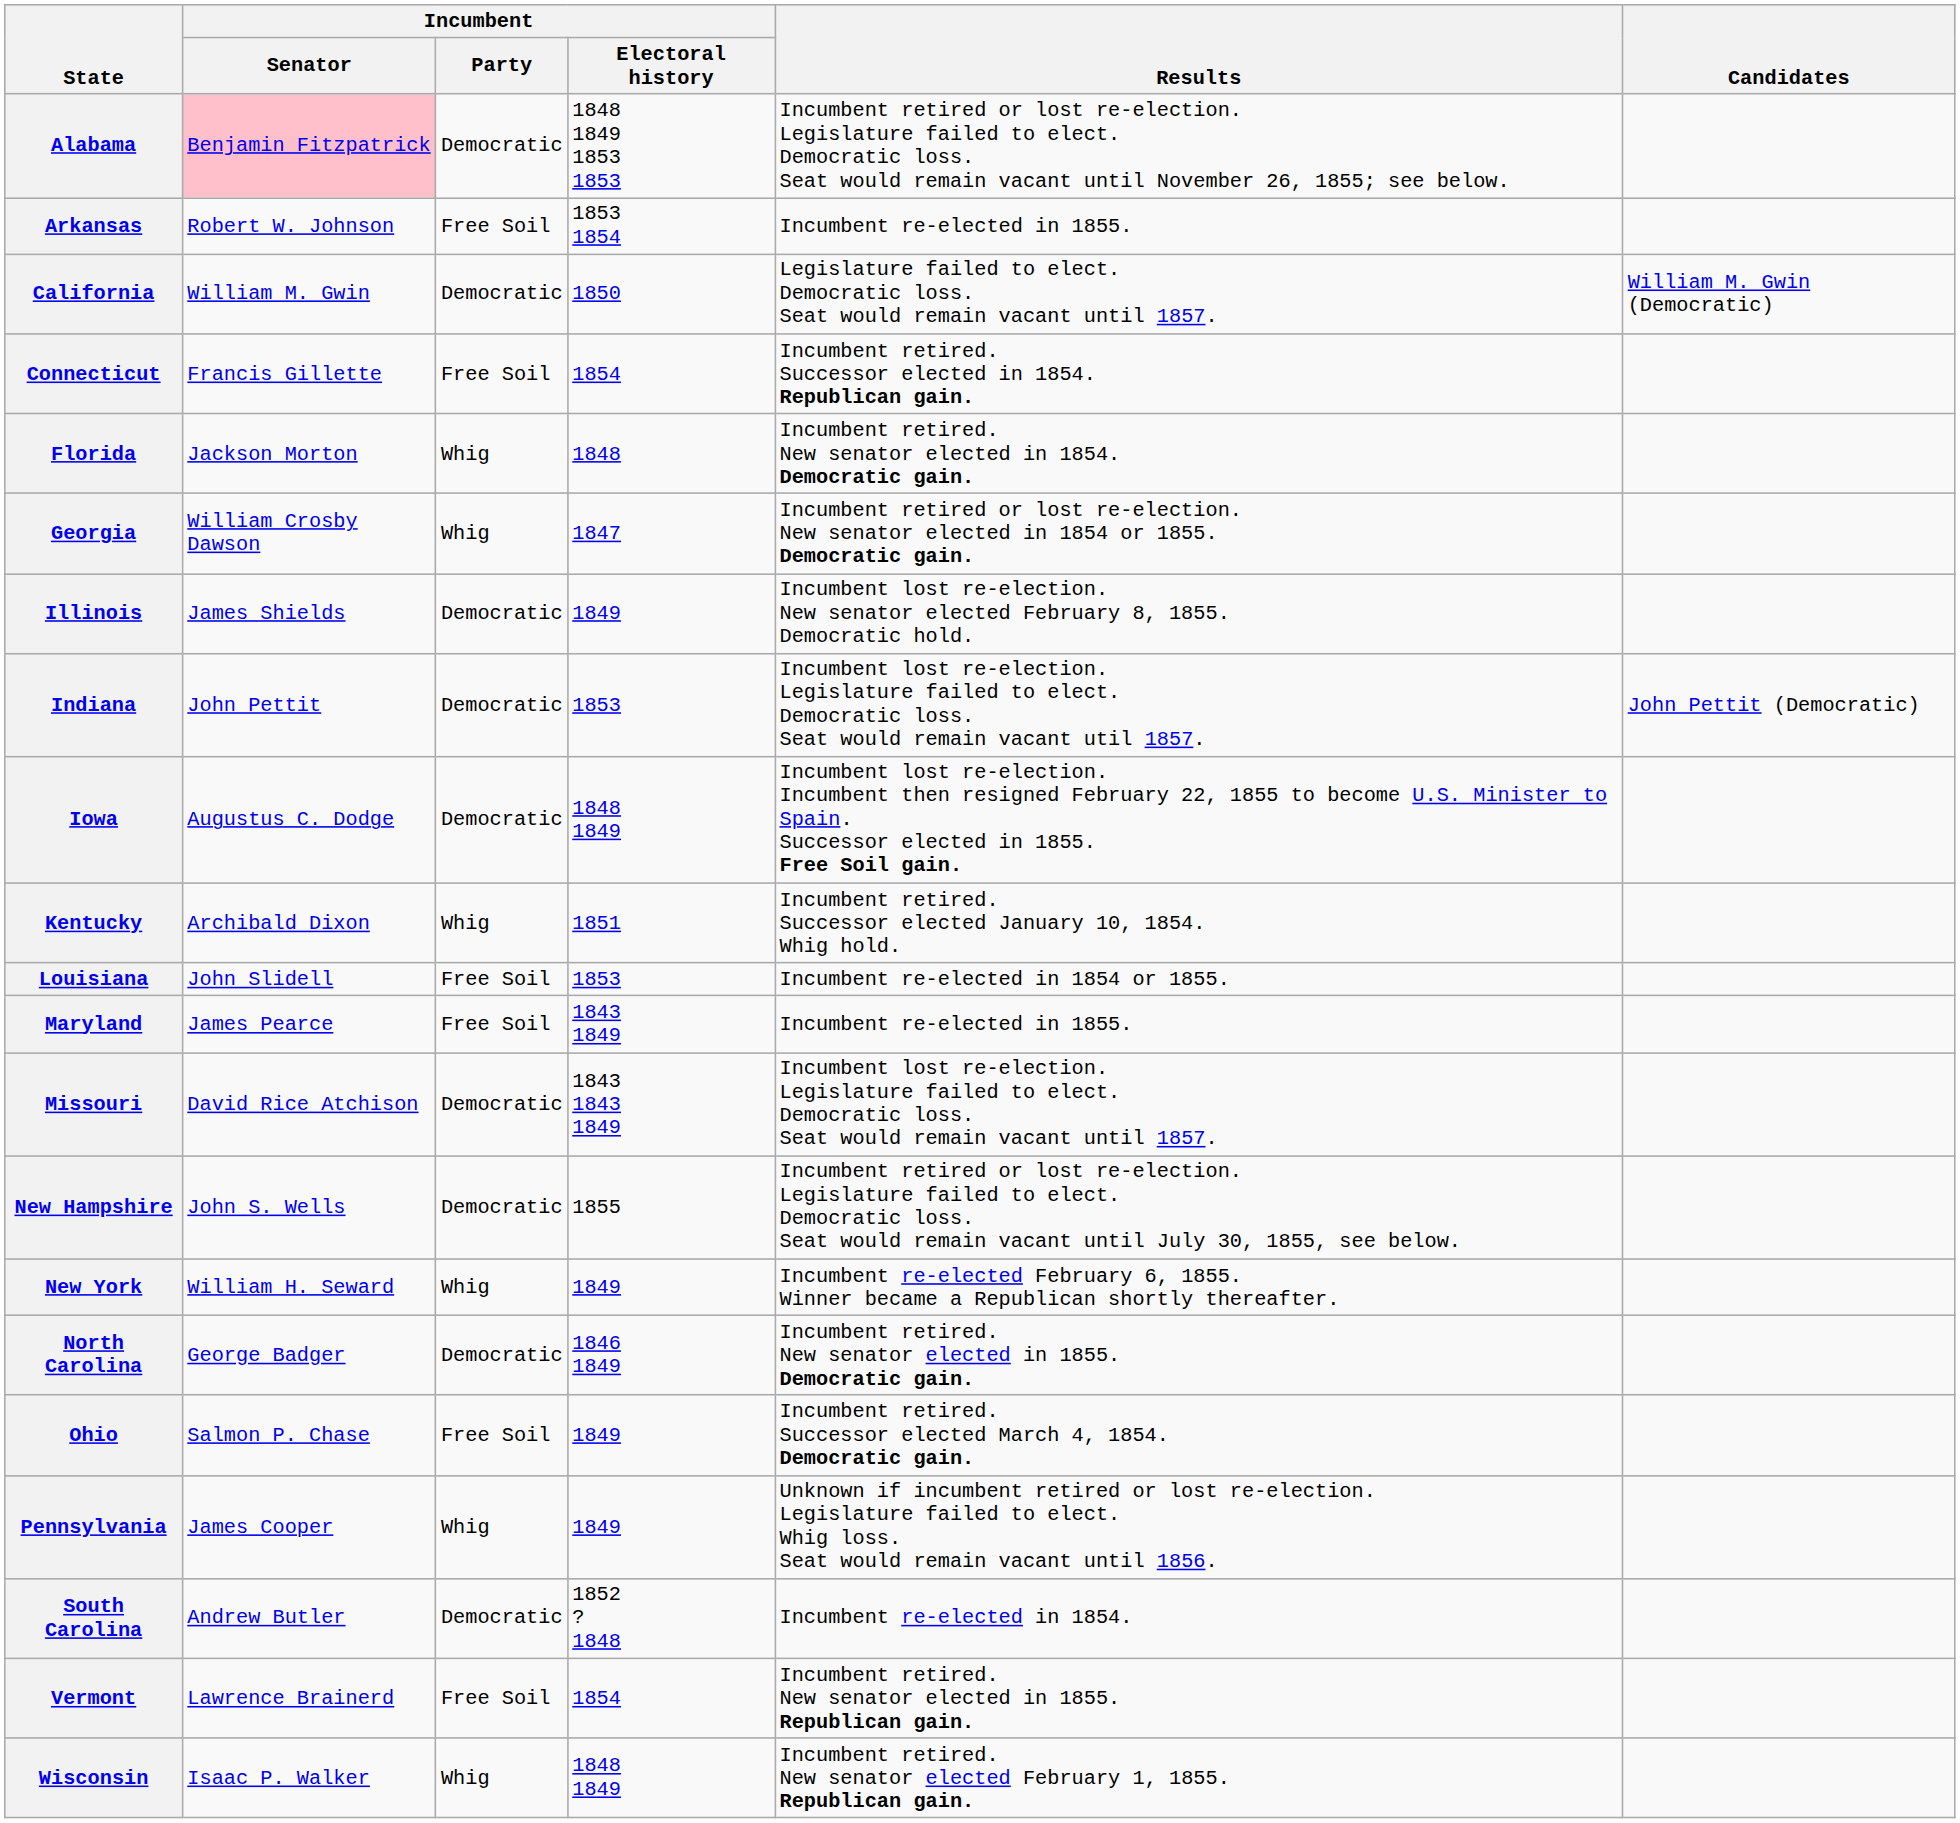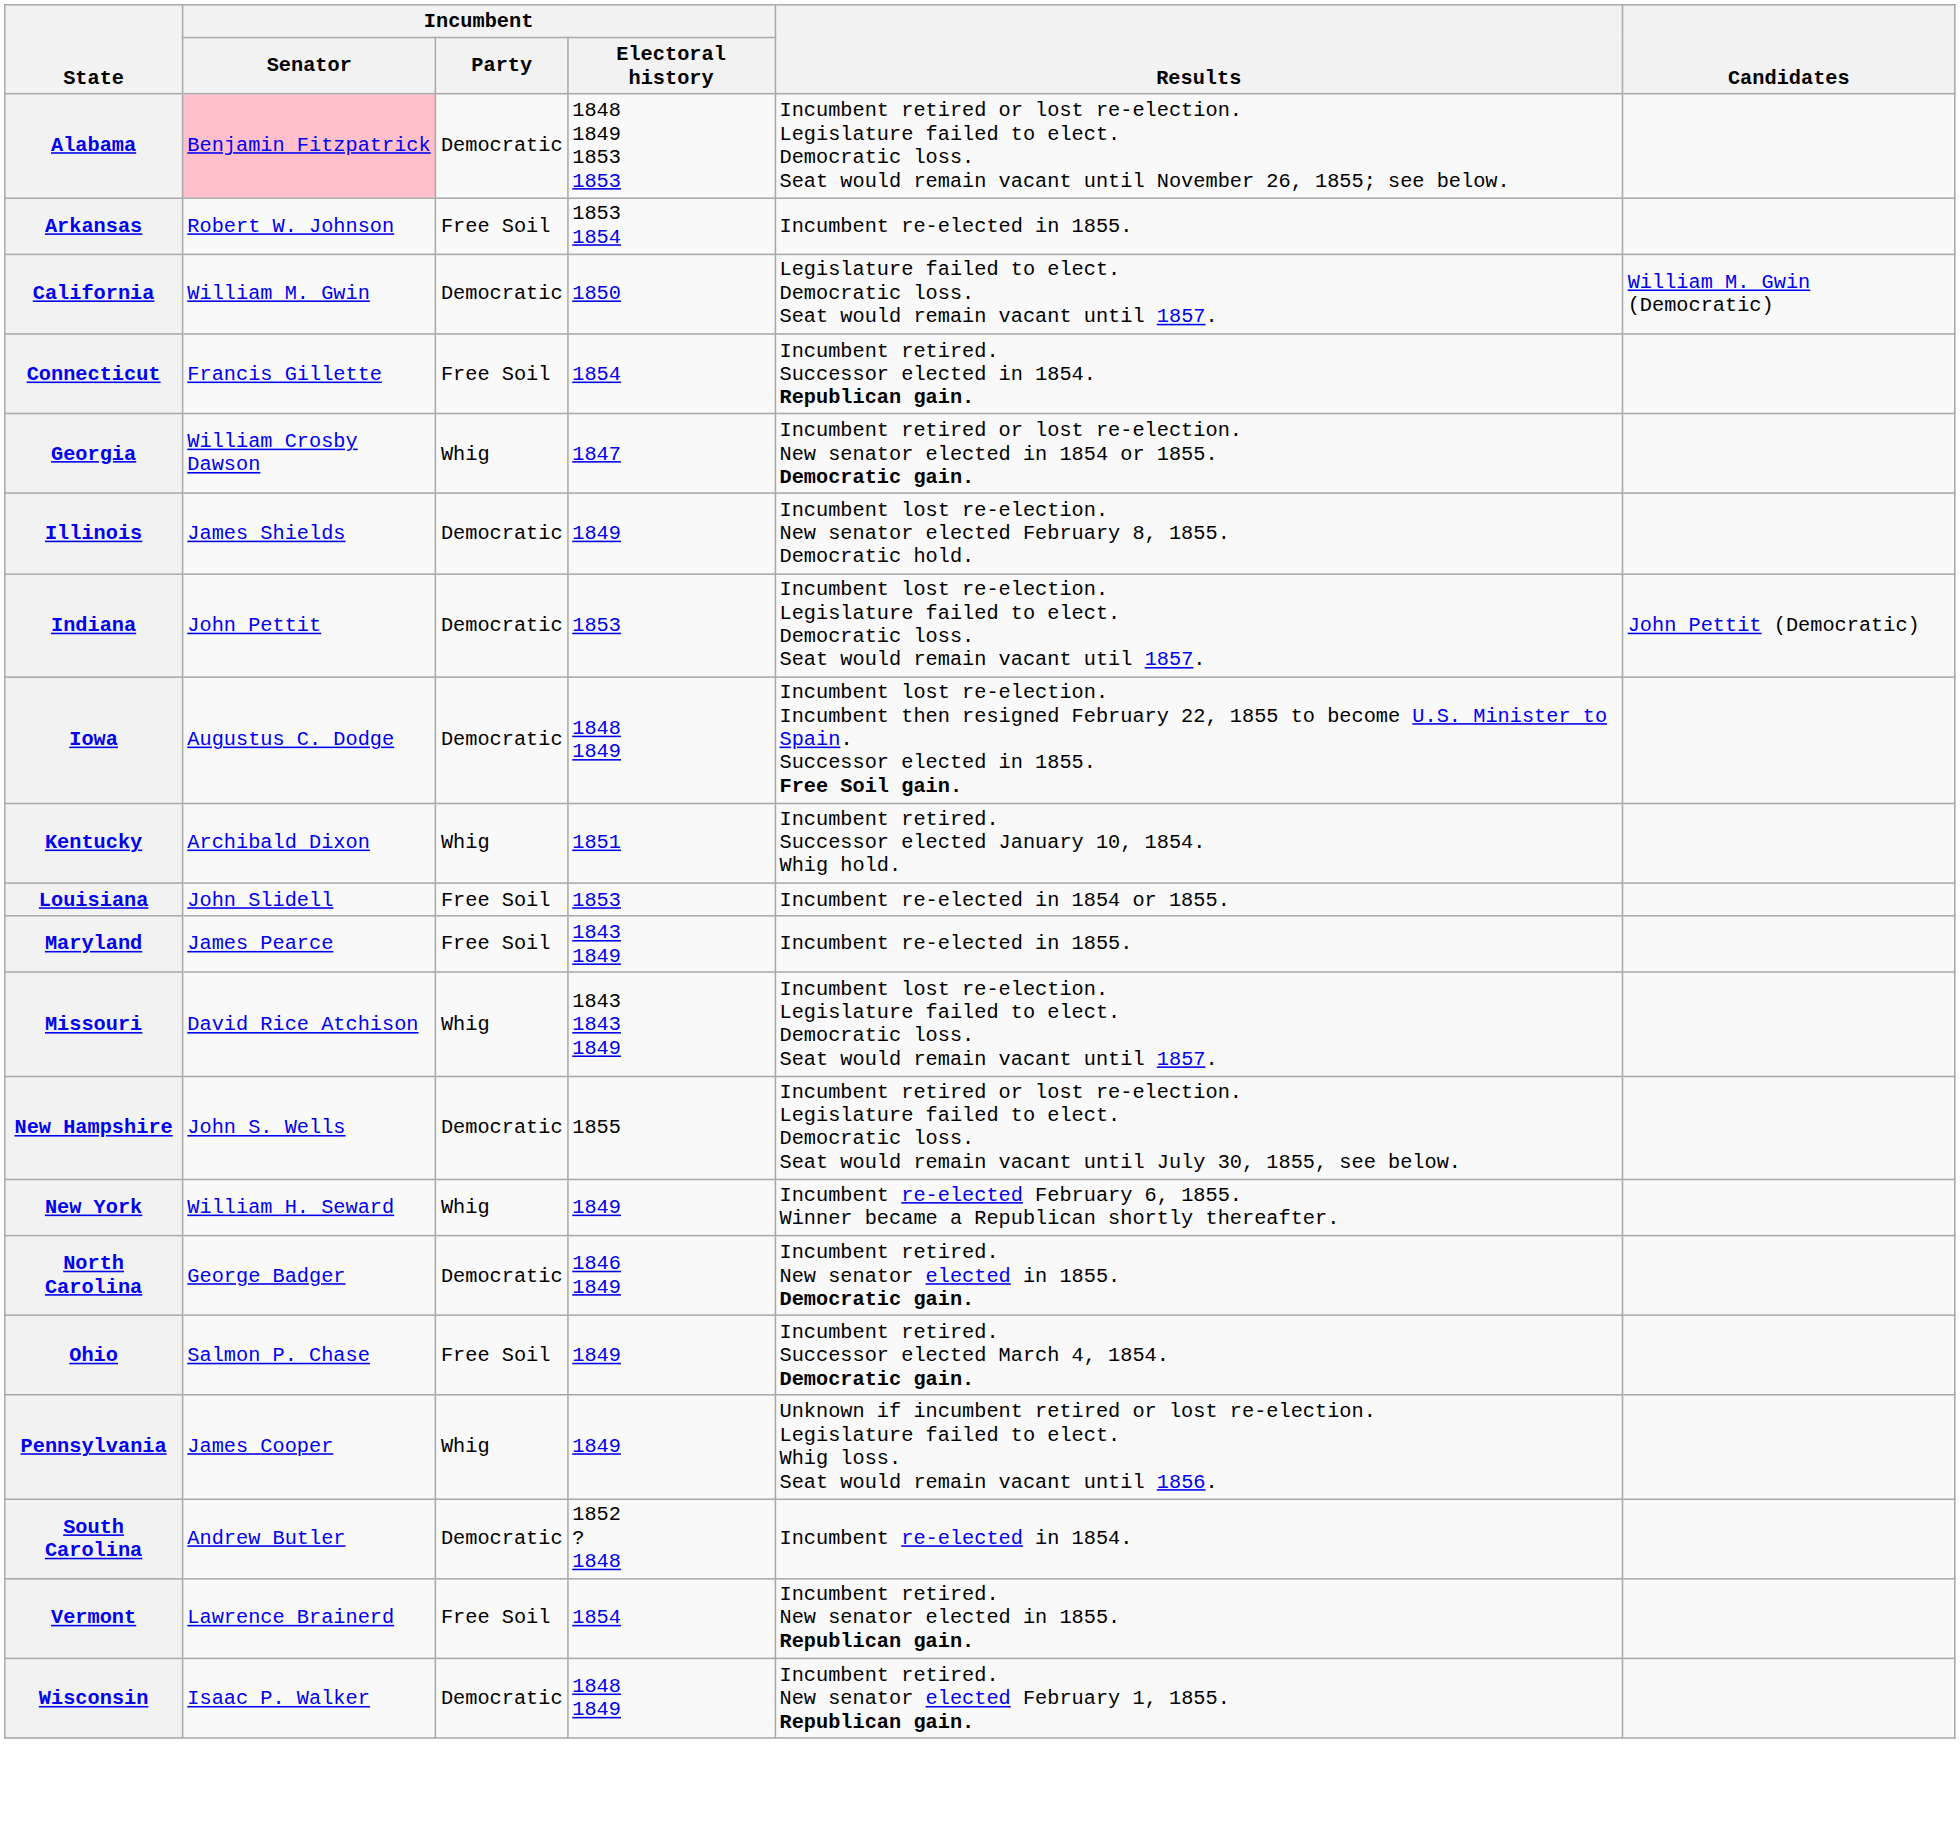- row: (94, 454)
(502, 1104) Democratic -> (465, 1024) Whig
(465, 1778) Whig -> (502, 1698) Democratic
